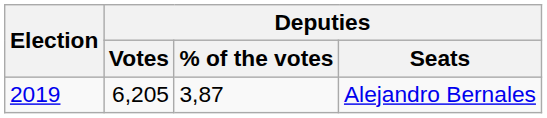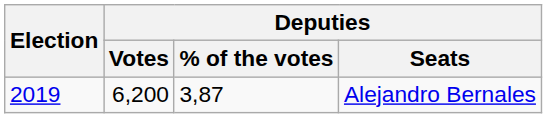(141, 94) 6,205 -> (141, 94) 6,200
